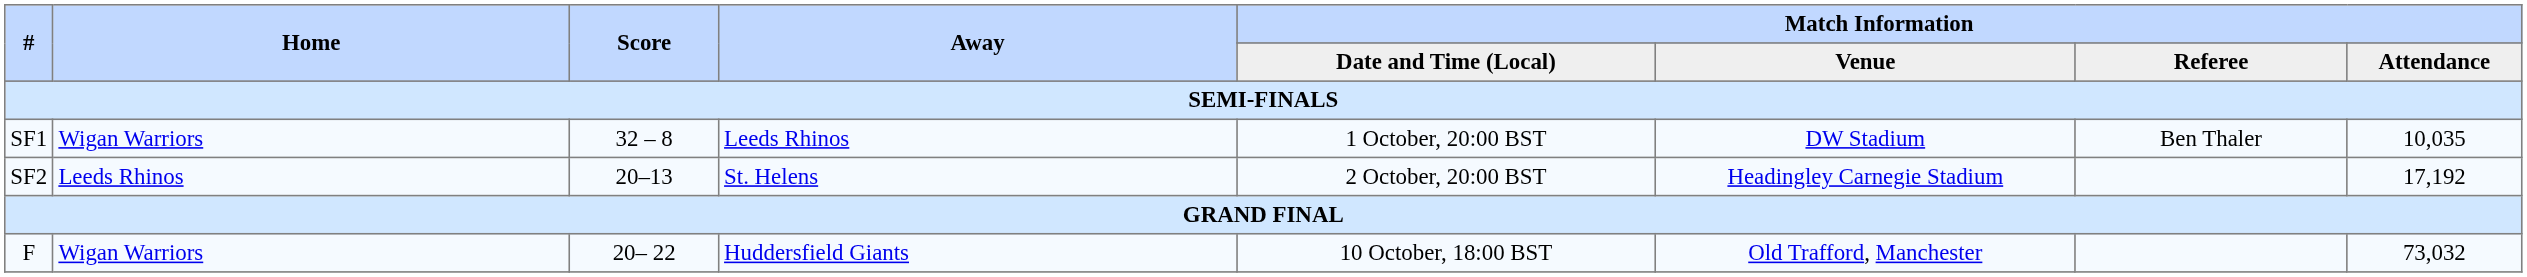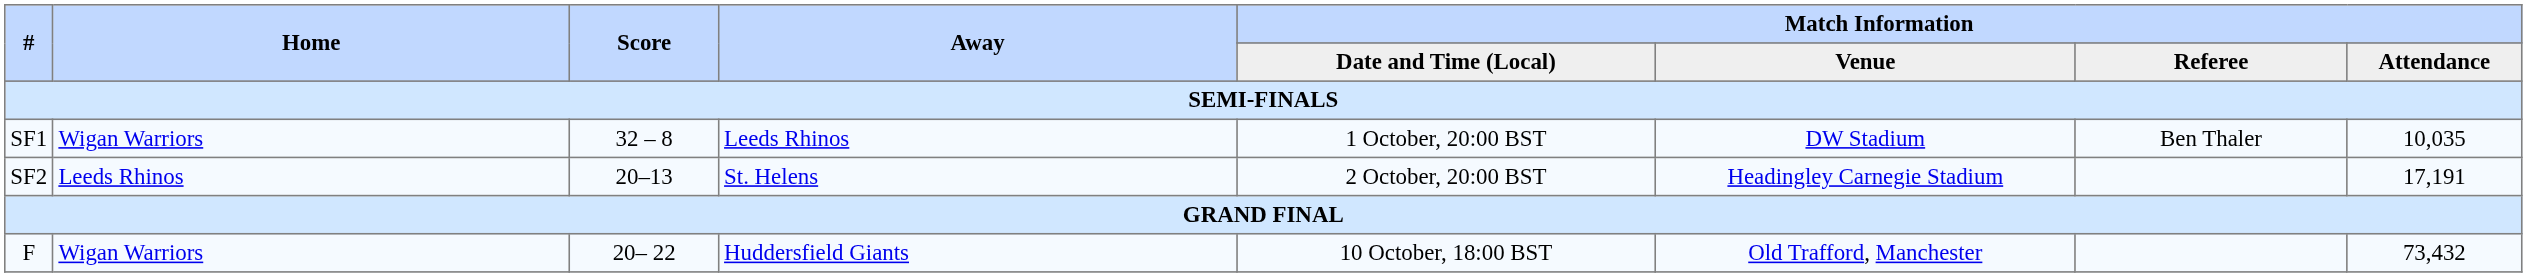(2434, 176) 17,192 -> (2434, 176) 17,191
(2434, 252) 73,032 -> (2434, 252) 73,432
